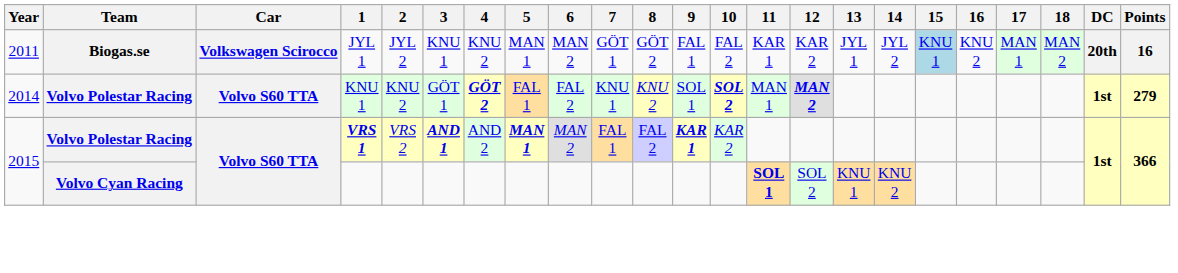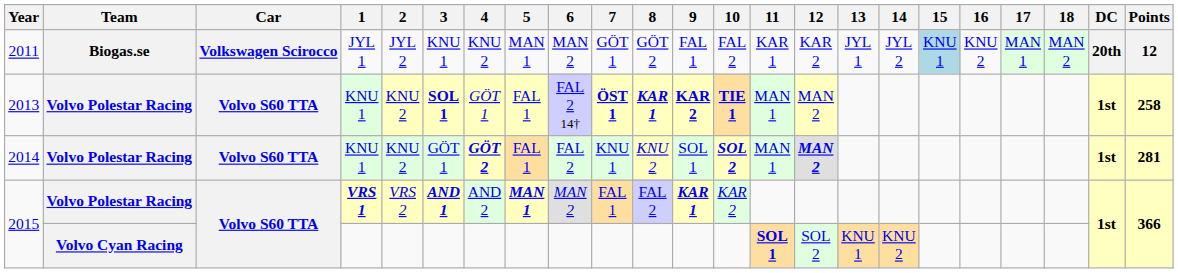(1145, 51) 16 -> (1149, 51) 12
+ row: (24, 104)
(1145, 95) 279 -> (1149, 157) 281
